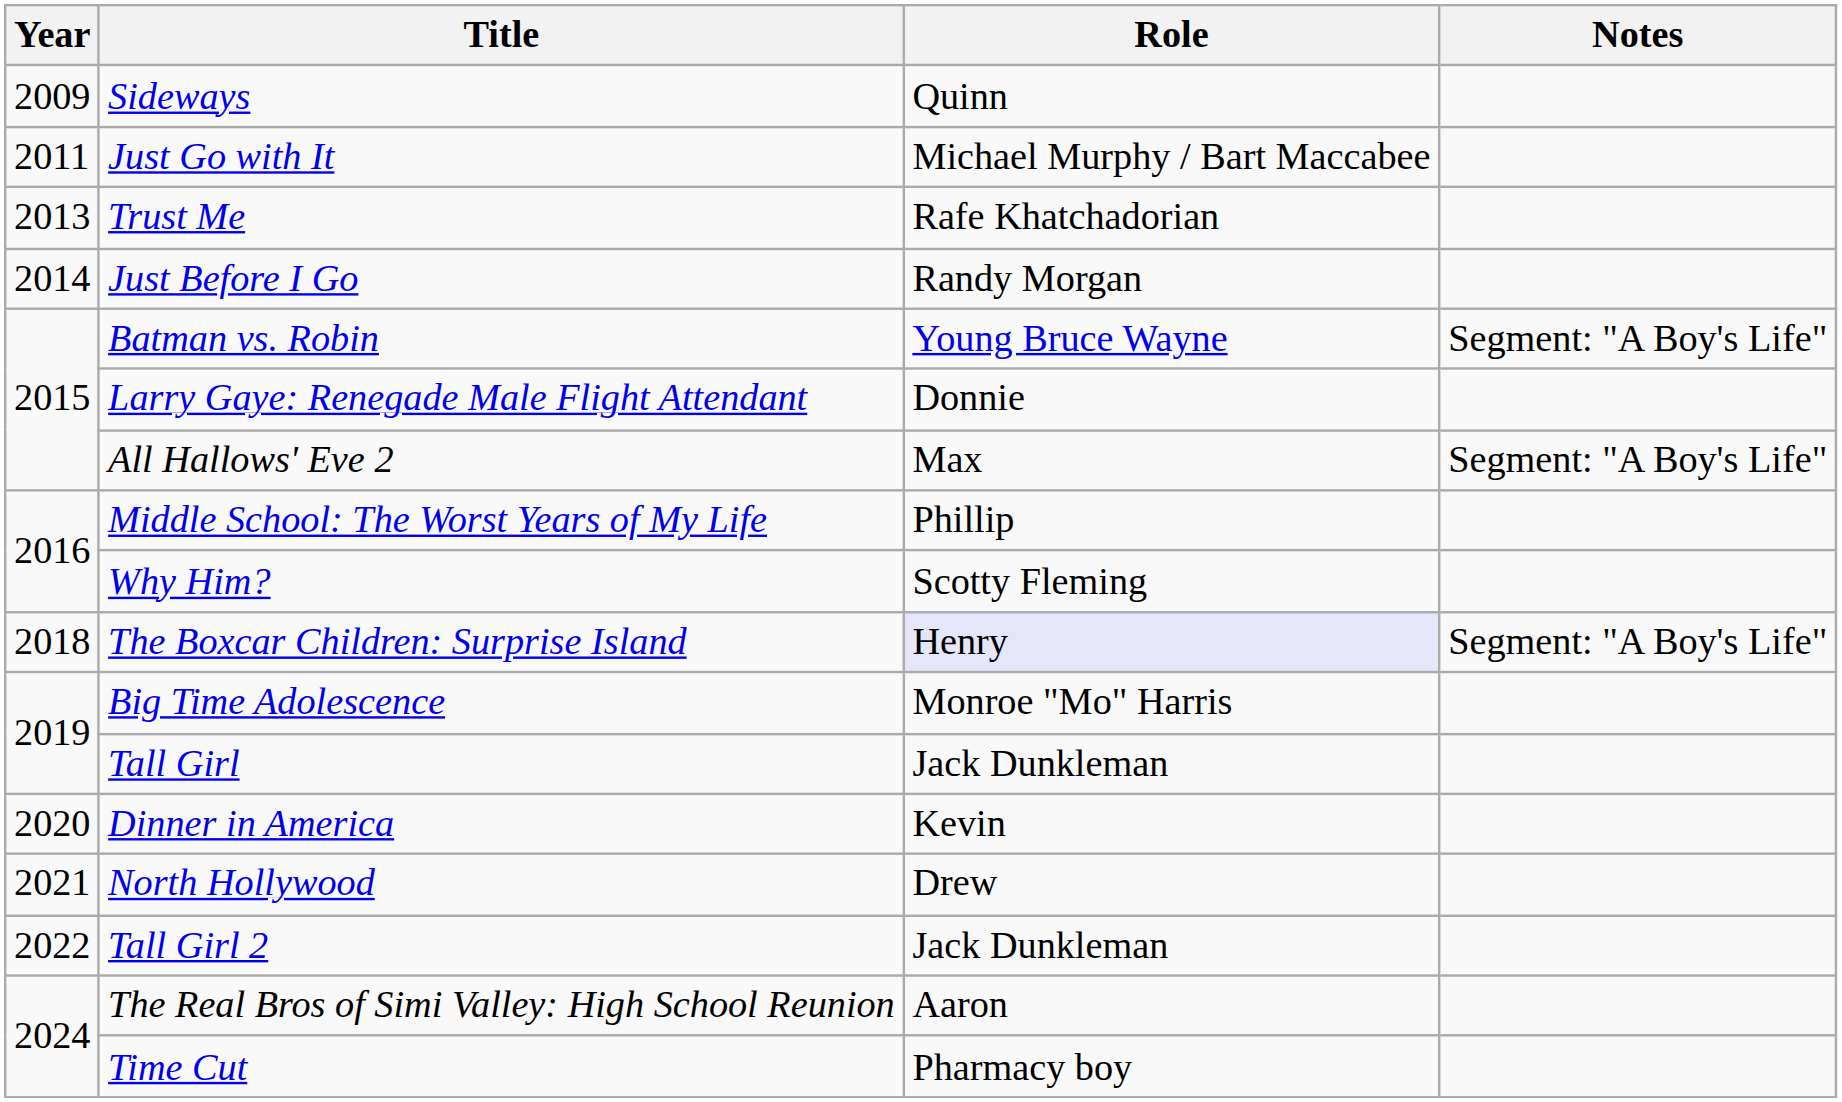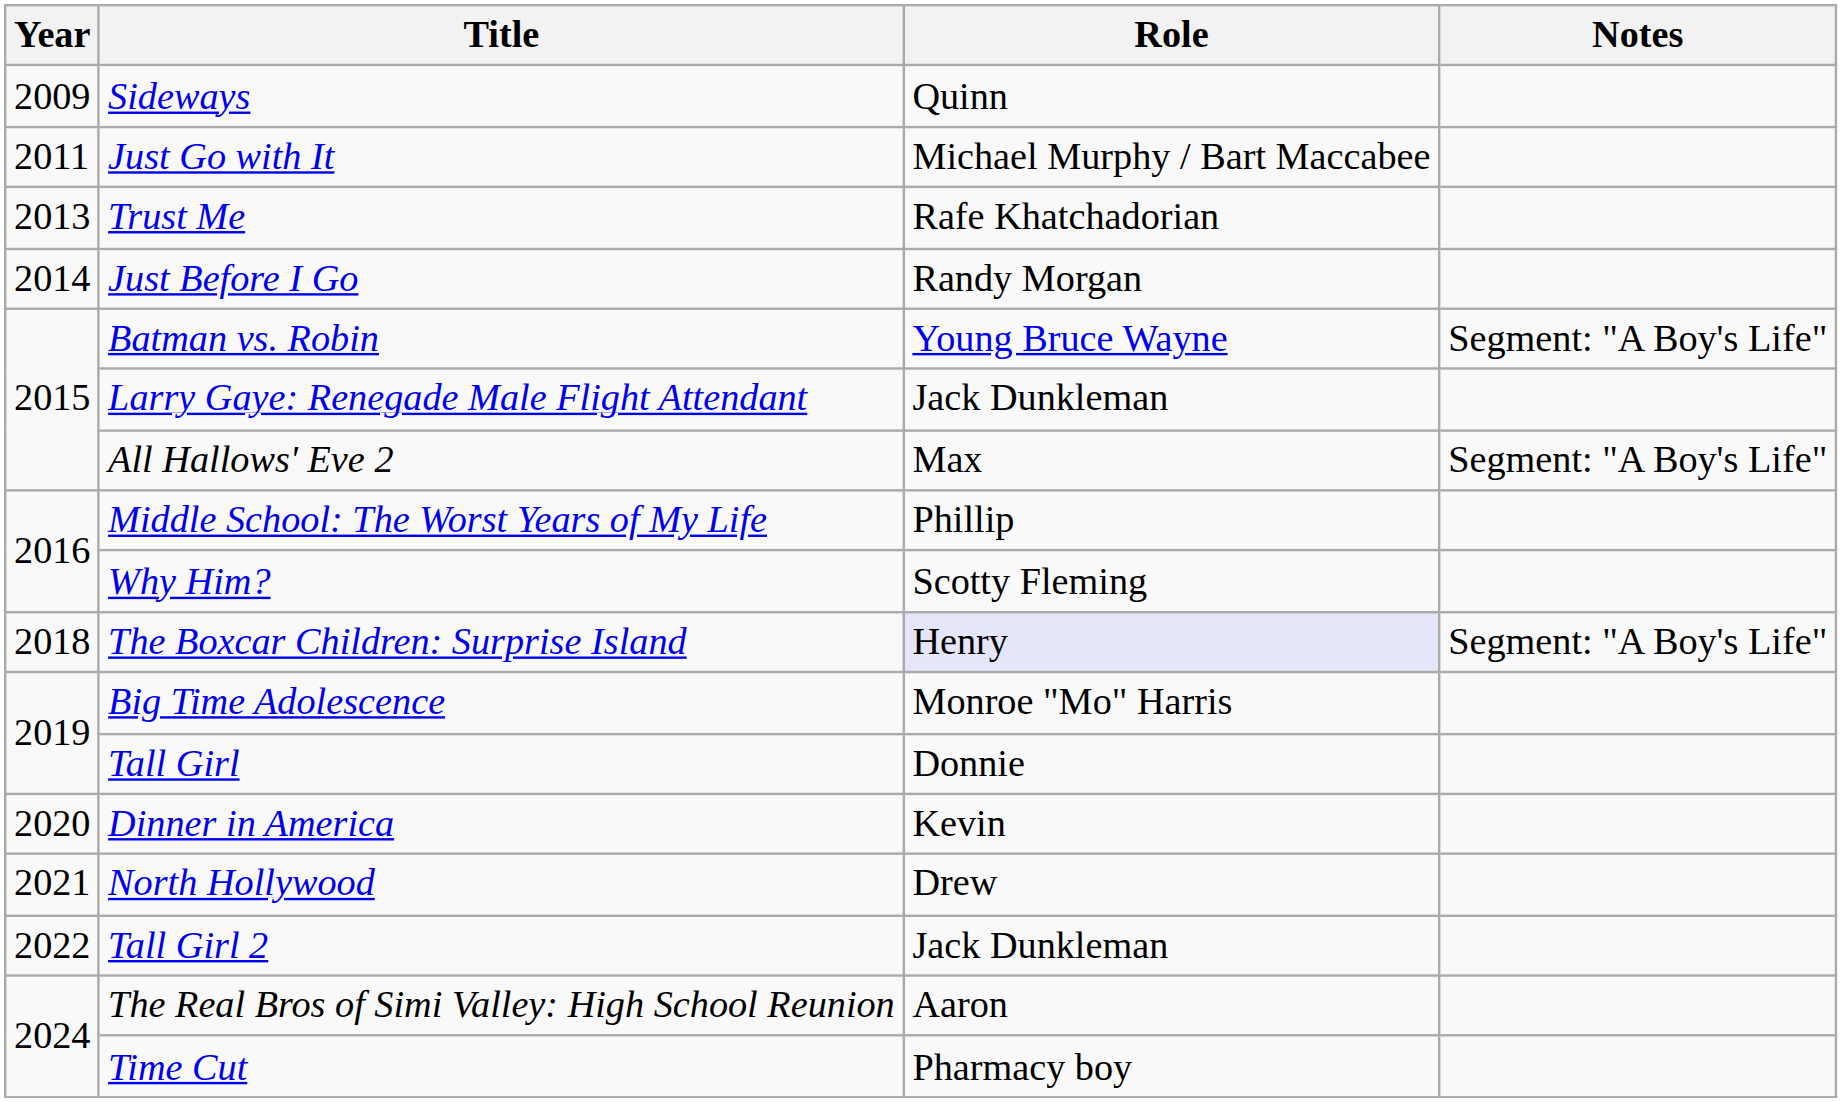(969, 398) Donnie -> (1040, 398) Jack Dunkleman
(1040, 762) Jack Dunkleman -> (969, 762) Donnie
